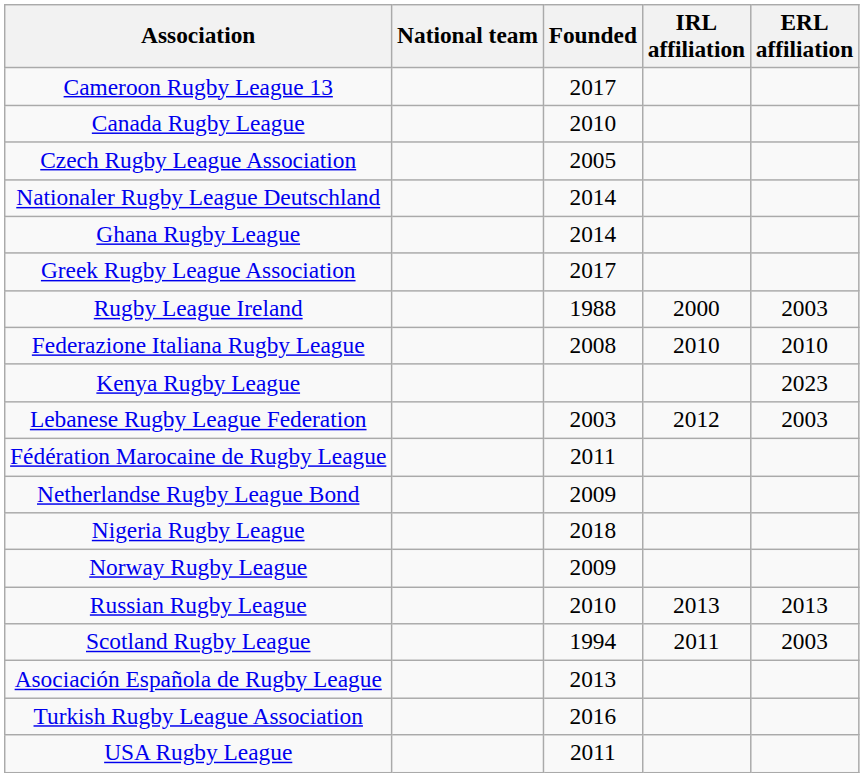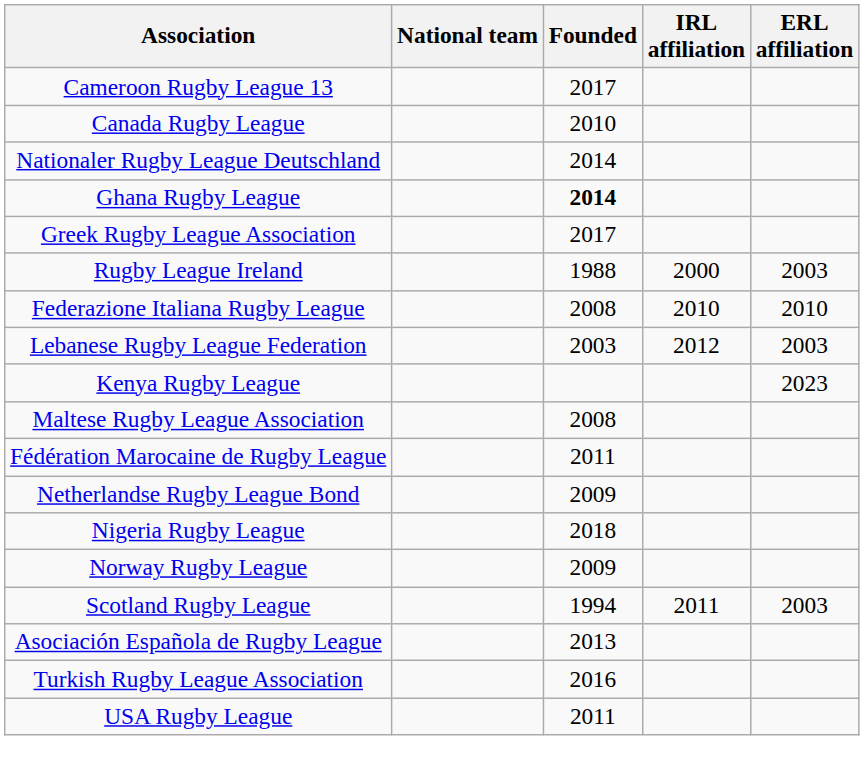- row: (198, 160)
(593, 234) normal -> (593, 197) bold
rows swapped: (198, 382) <-> (198, 419)
+ row: (198, 419)
- row: (198, 605)
